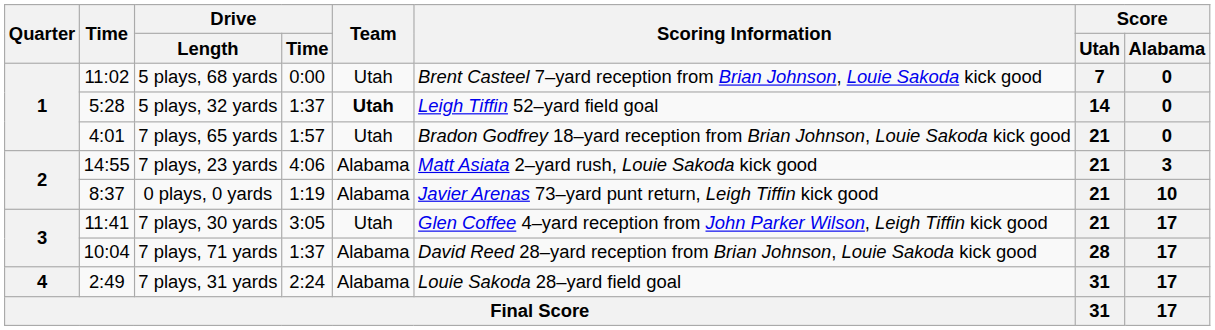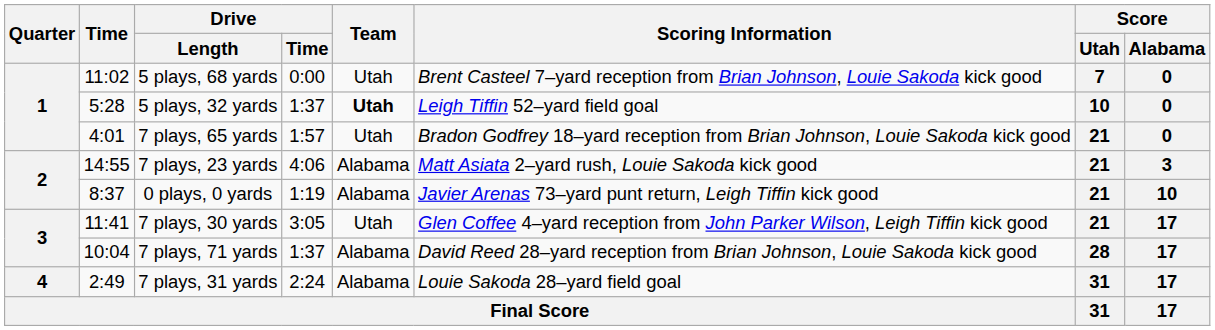(1100, 106) 14 -> (1100, 106) 10
